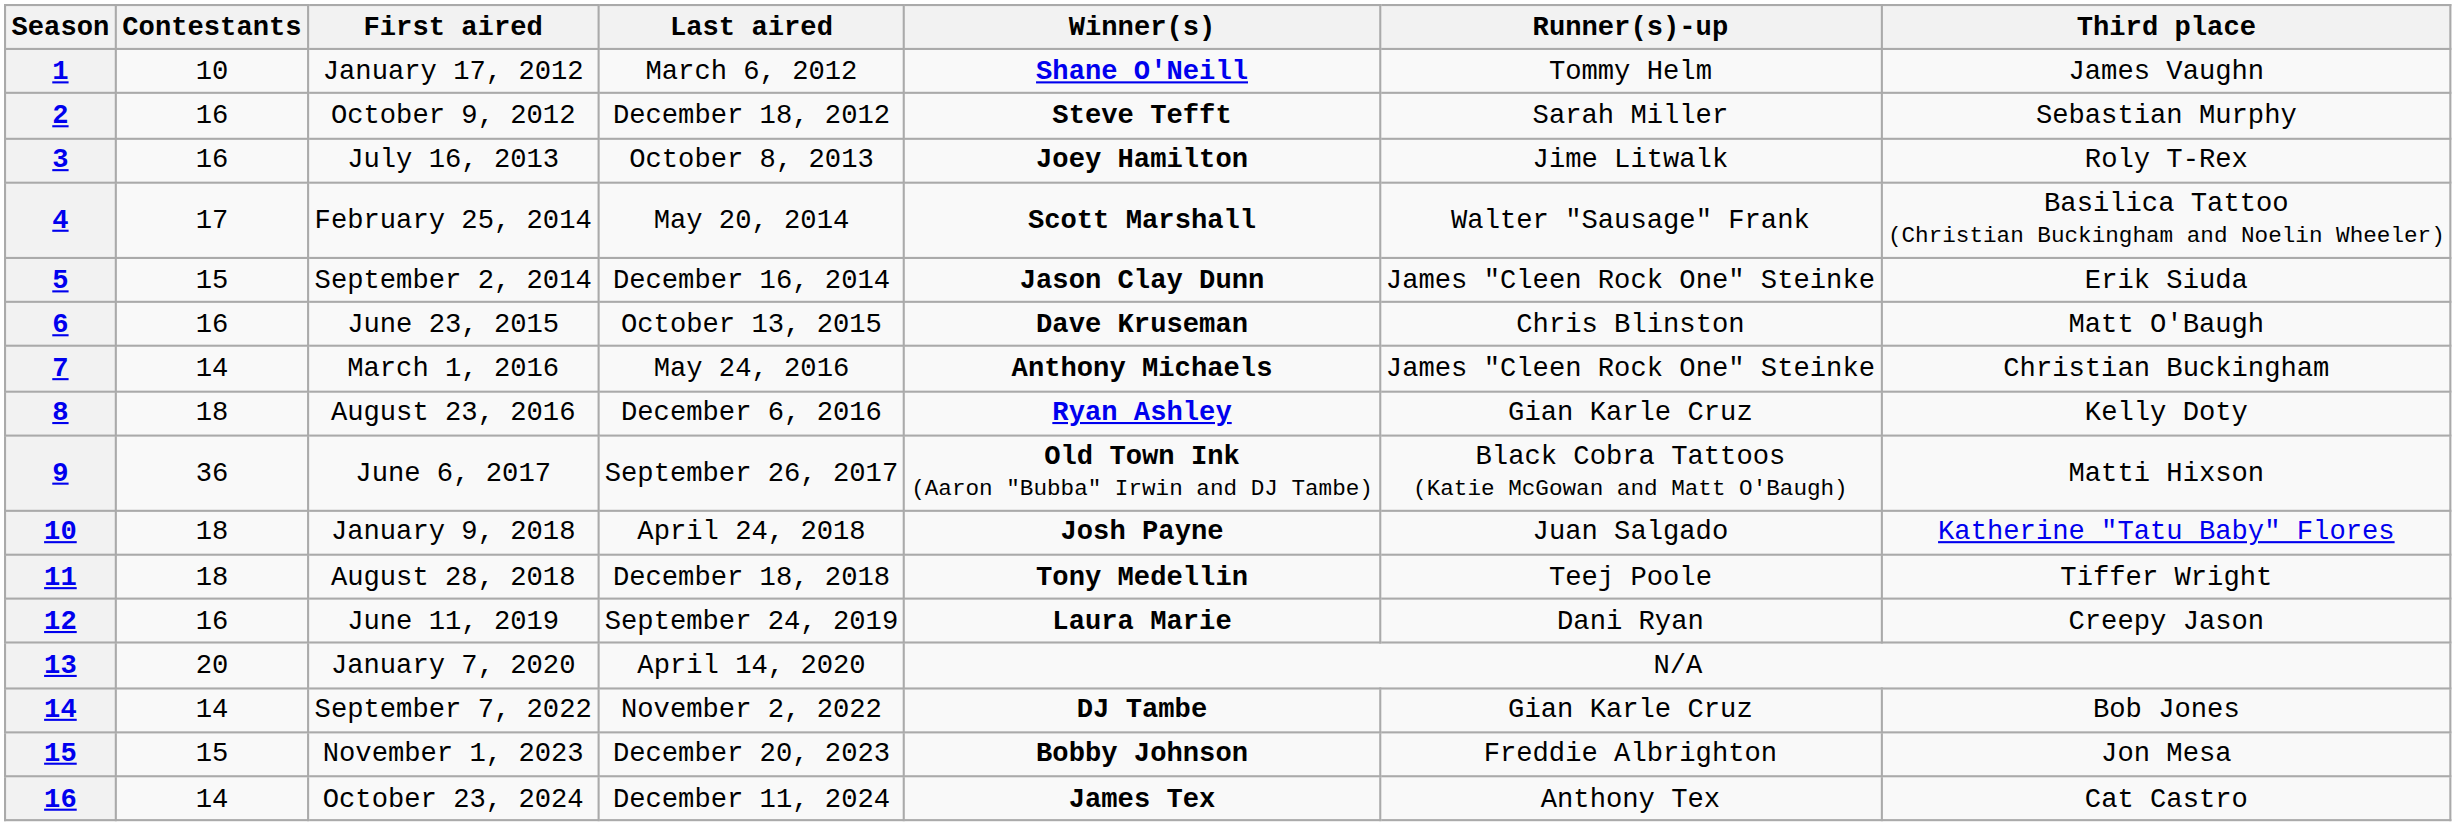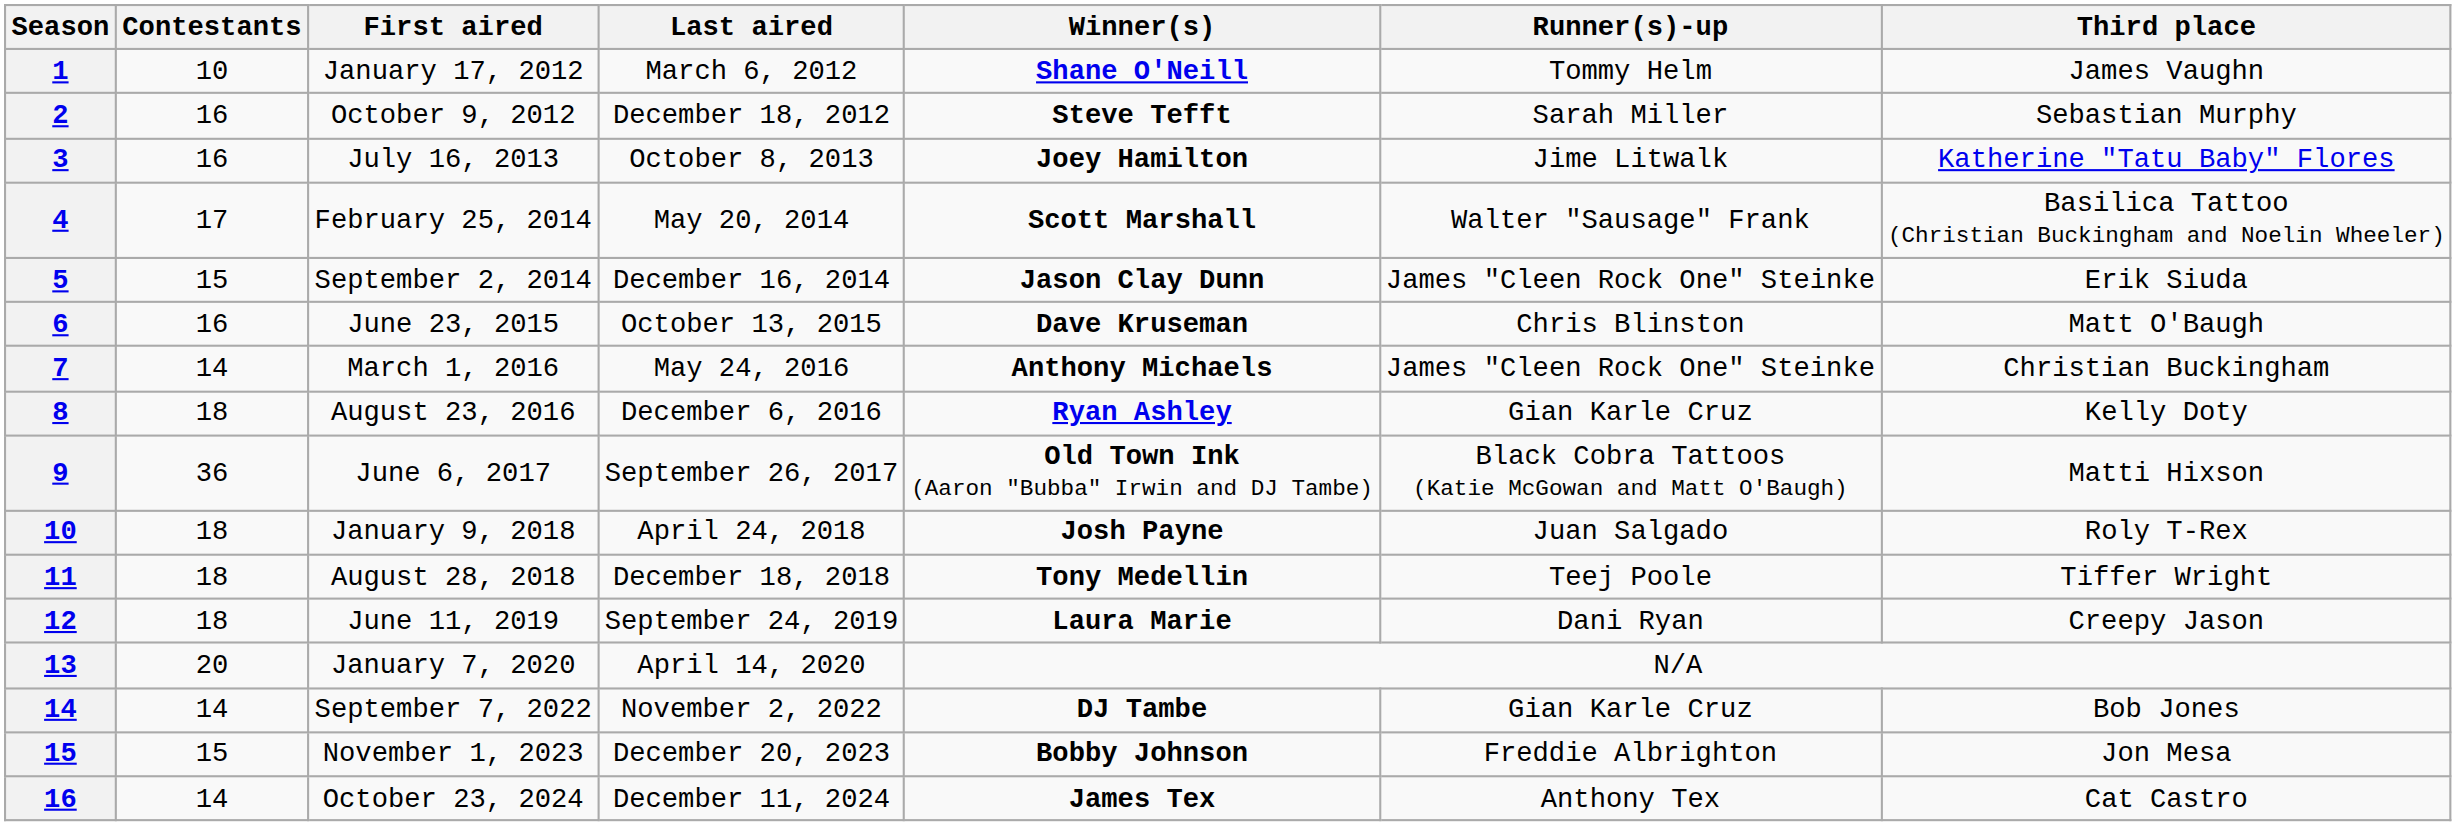(2166, 160) Roly T-Rex -> (2166, 160) Katherine "Tatu Baby" Flores
(2166, 533) Katherine "Tatu Baby" Flores -> (2166, 533) Roly T-Rex
(212, 621) 16 -> (212, 621) 18
